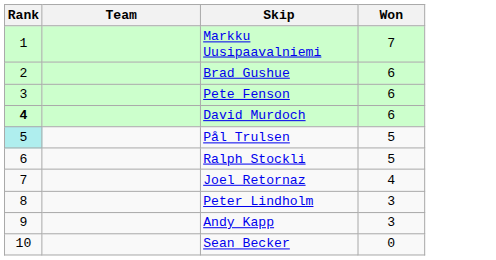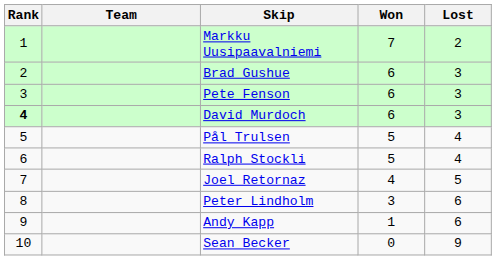+ column: (458, 15)
(23, 137) paleturquoise background -> (23, 137) no background
(391, 223) 3 -> (391, 223) 1
